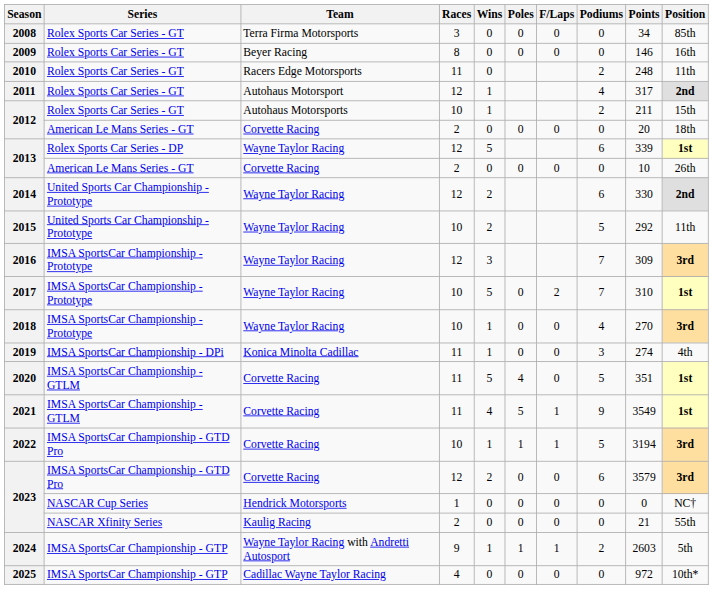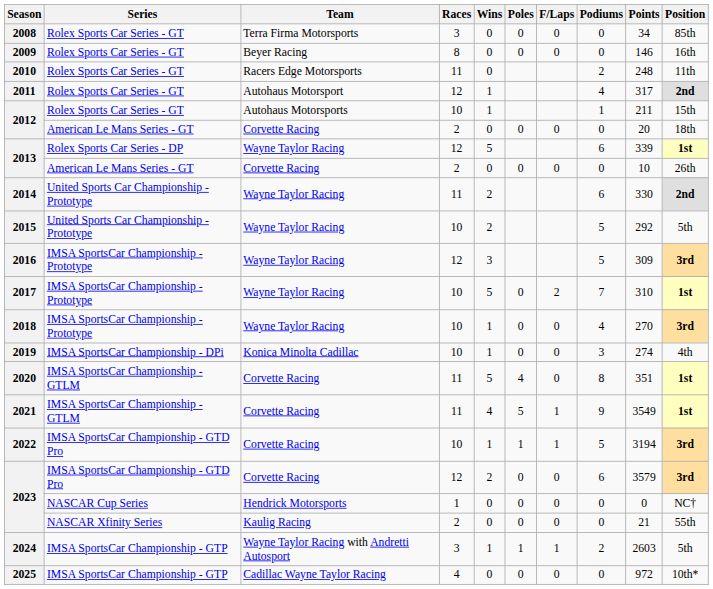(601, 110) 2 -> (601, 110) 1
(457, 194) 12 -> (457, 194) 11
(685, 227) 11th -> (685, 227) 5th
(601, 260) 7 -> (601, 260) 5
(457, 352) 11 -> (457, 352) 10
(601, 378) 5 -> (601, 378) 8
(457, 549) 9 -> (457, 549) 3
